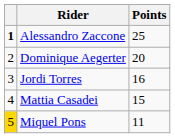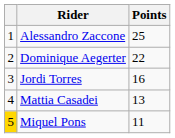(11, 36) bold -> (11, 36) normal
(138, 57) 20 -> (138, 57) 22
(138, 100) 15 -> (138, 100) 13
